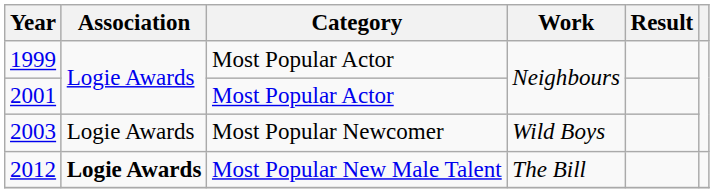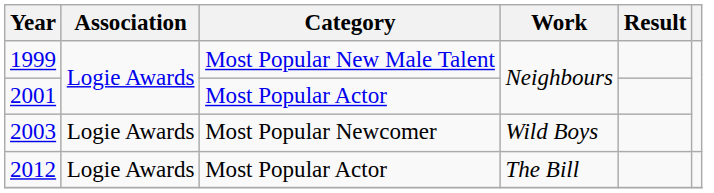(303, 59) Most Popular Actor -> (350, 59) Most Popular New Male Talent
(134, 168) bold -> (131, 168) normal
(357, 168) Most Popular New Male Talent -> (296, 168) Most Popular Actor
